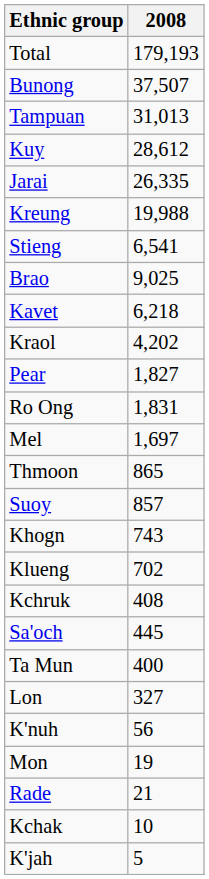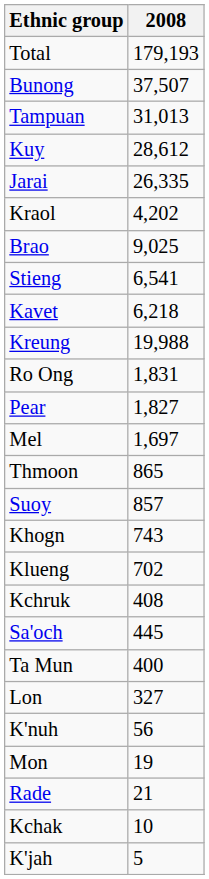rows swapped: (40, 213) <-> (32, 342)
rows swapped: (29, 278) <-> (35, 246)
rows swapped: (27, 375) <-> (41, 407)
